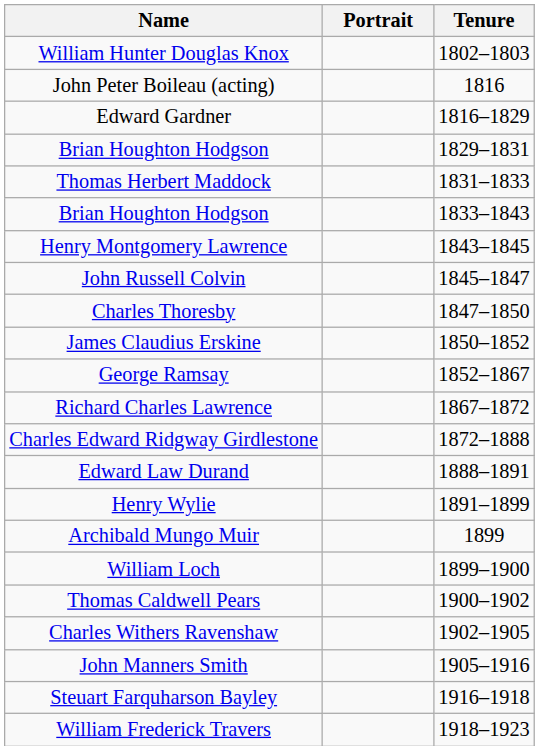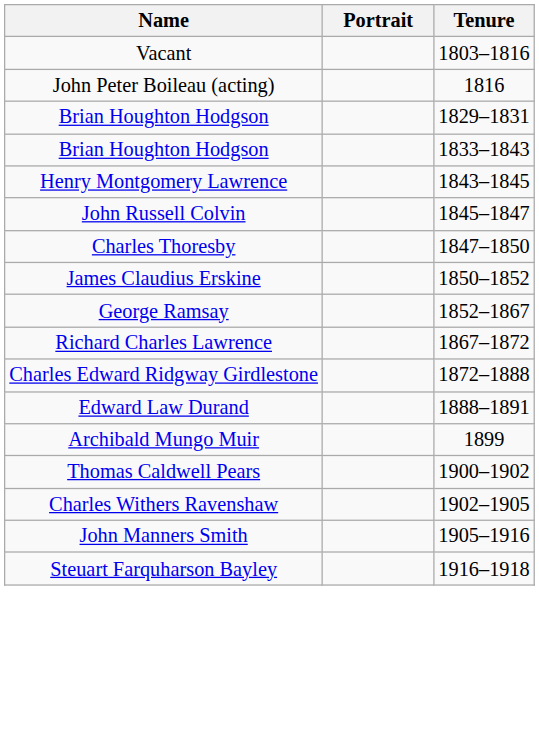- row: (164, 52)
+ row: (164, 52)
- row: (164, 117)
- row: (164, 181)
- row: (164, 504)
- row: (164, 568)
- row: (164, 729)
